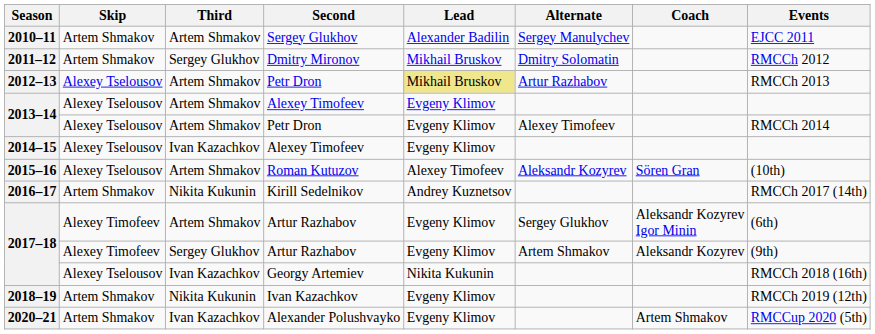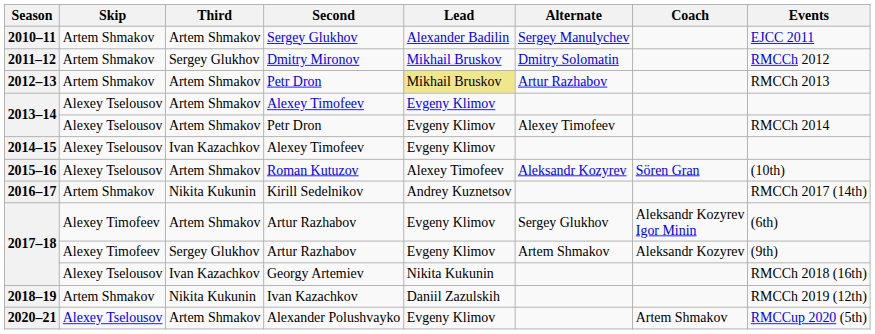(113, 81) Alexey Tselousov -> (109, 81) Artem Shmakov
(451, 296) Evgeny Klimov -> (453, 296) Daniil Zazulskih
(109, 318) Artem Shmakov -> (113, 318) Alexey Tselousov
(214, 318) Ivan Kazachkov -> (215, 318) Artem Shmakov
